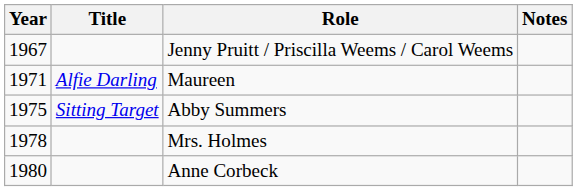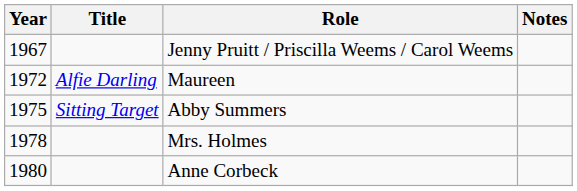(28, 79) 1971 -> (28, 79) 1972
